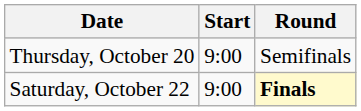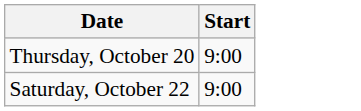- column: (306, 21)
